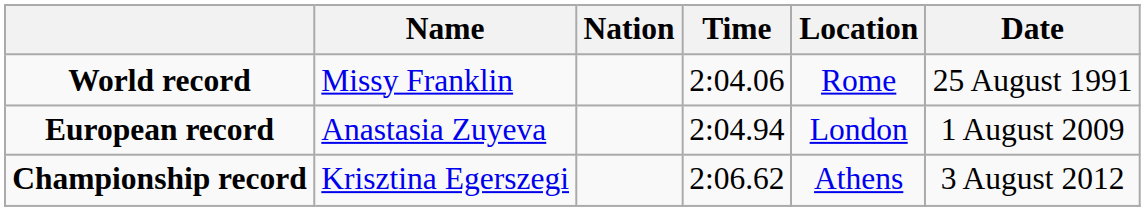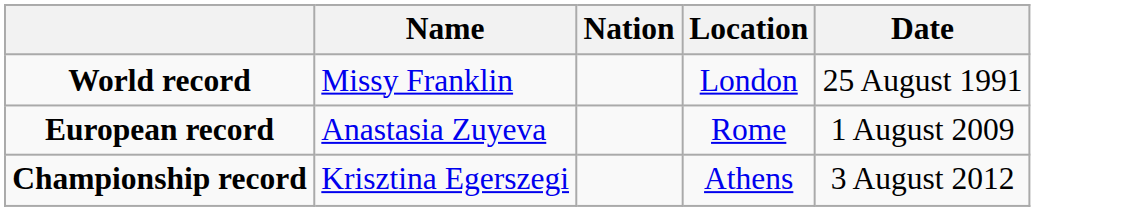- column: (737, 29)
(859, 79) Rome -> (749, 79) London
(859, 129) London -> (749, 129) Rome
